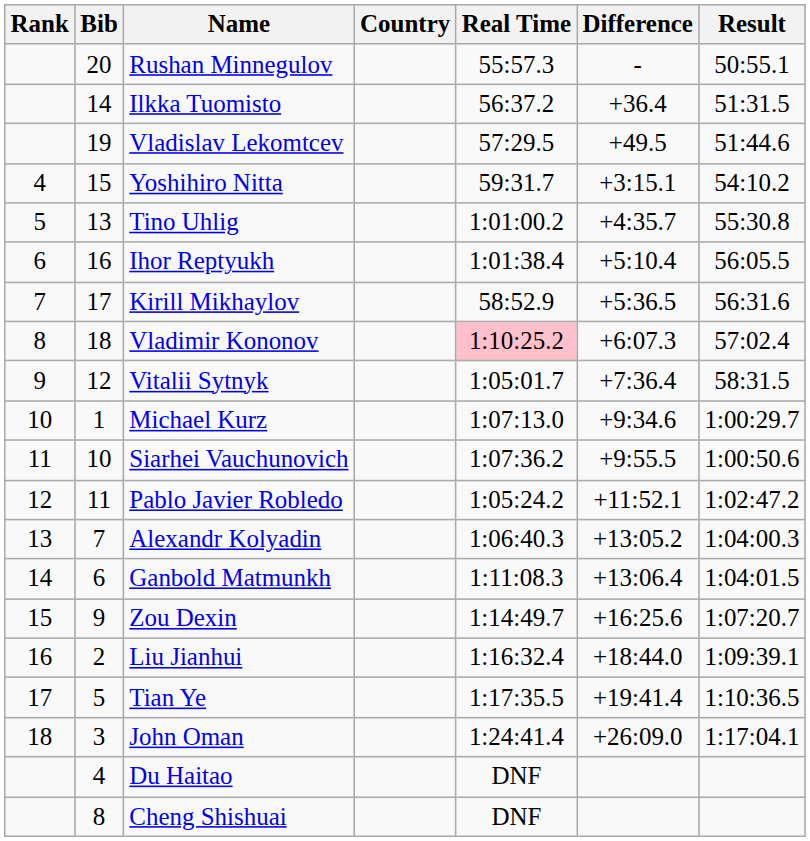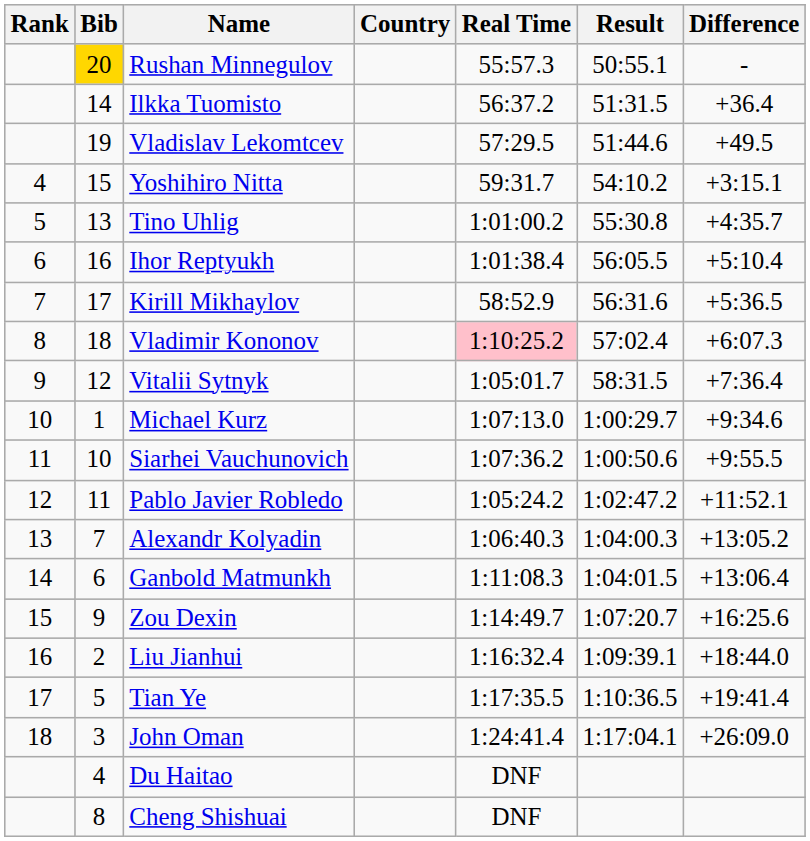columns swapped: (752, 24) <-> (638, 24)
(99, 63) no background -> (99, 63) gold background
